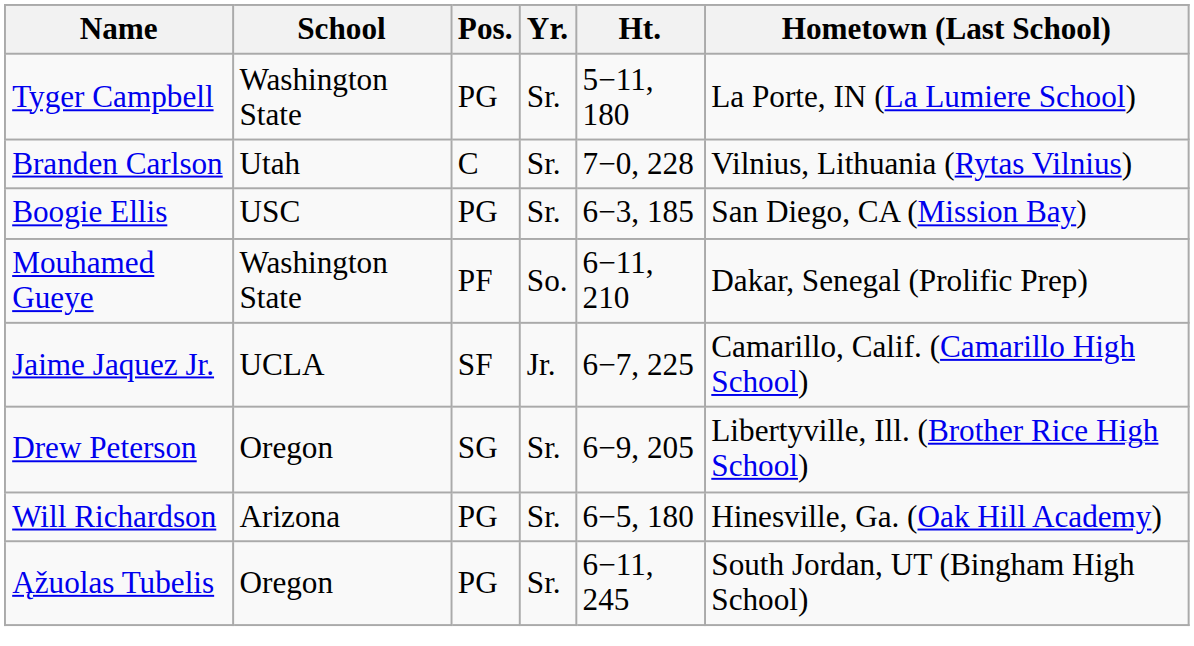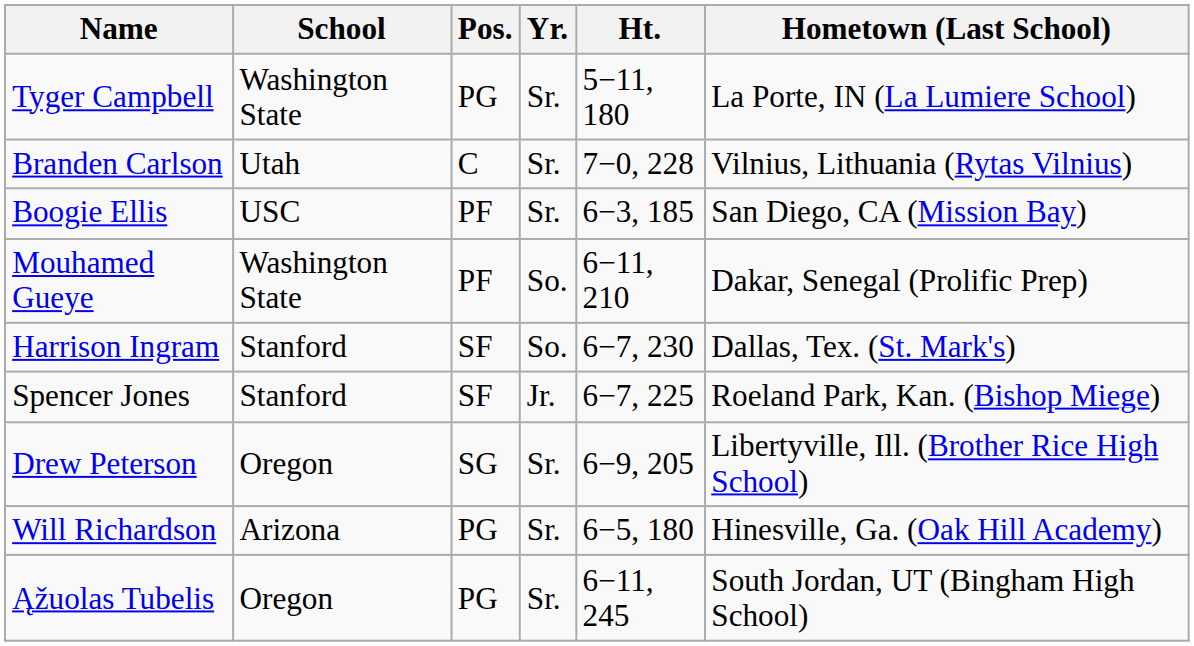(478, 212) PG -> (475, 212) PF
+ row: (116, 346)
- row: (113, 364)
+ row: (101, 396)
